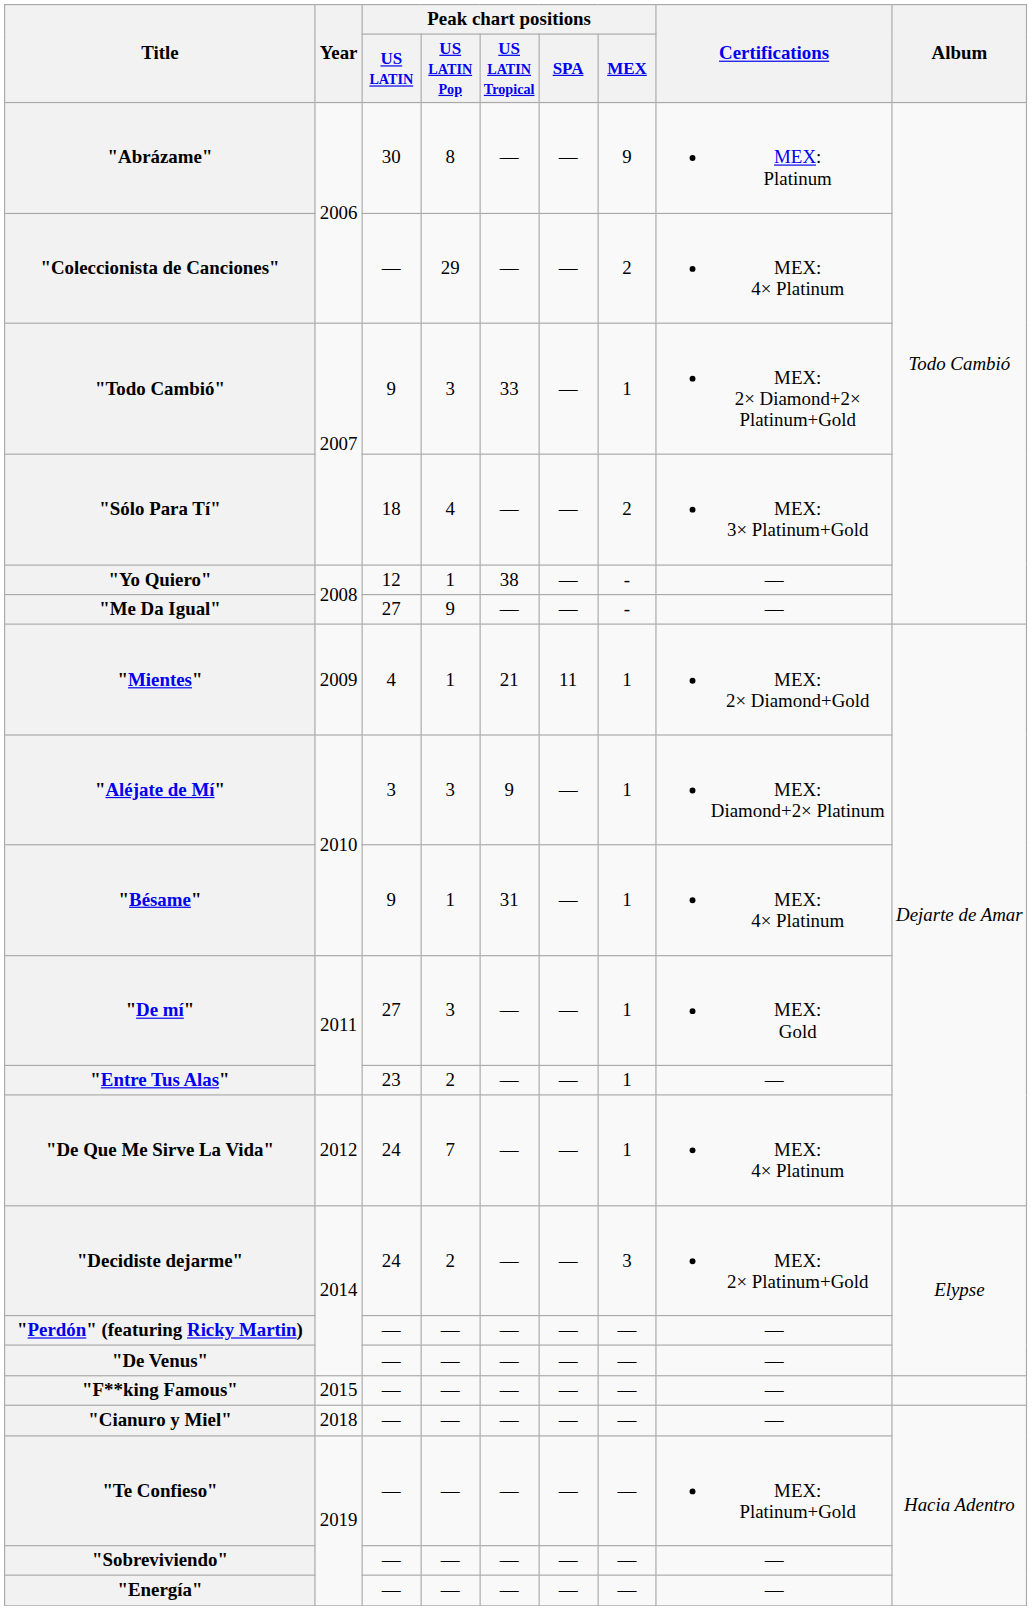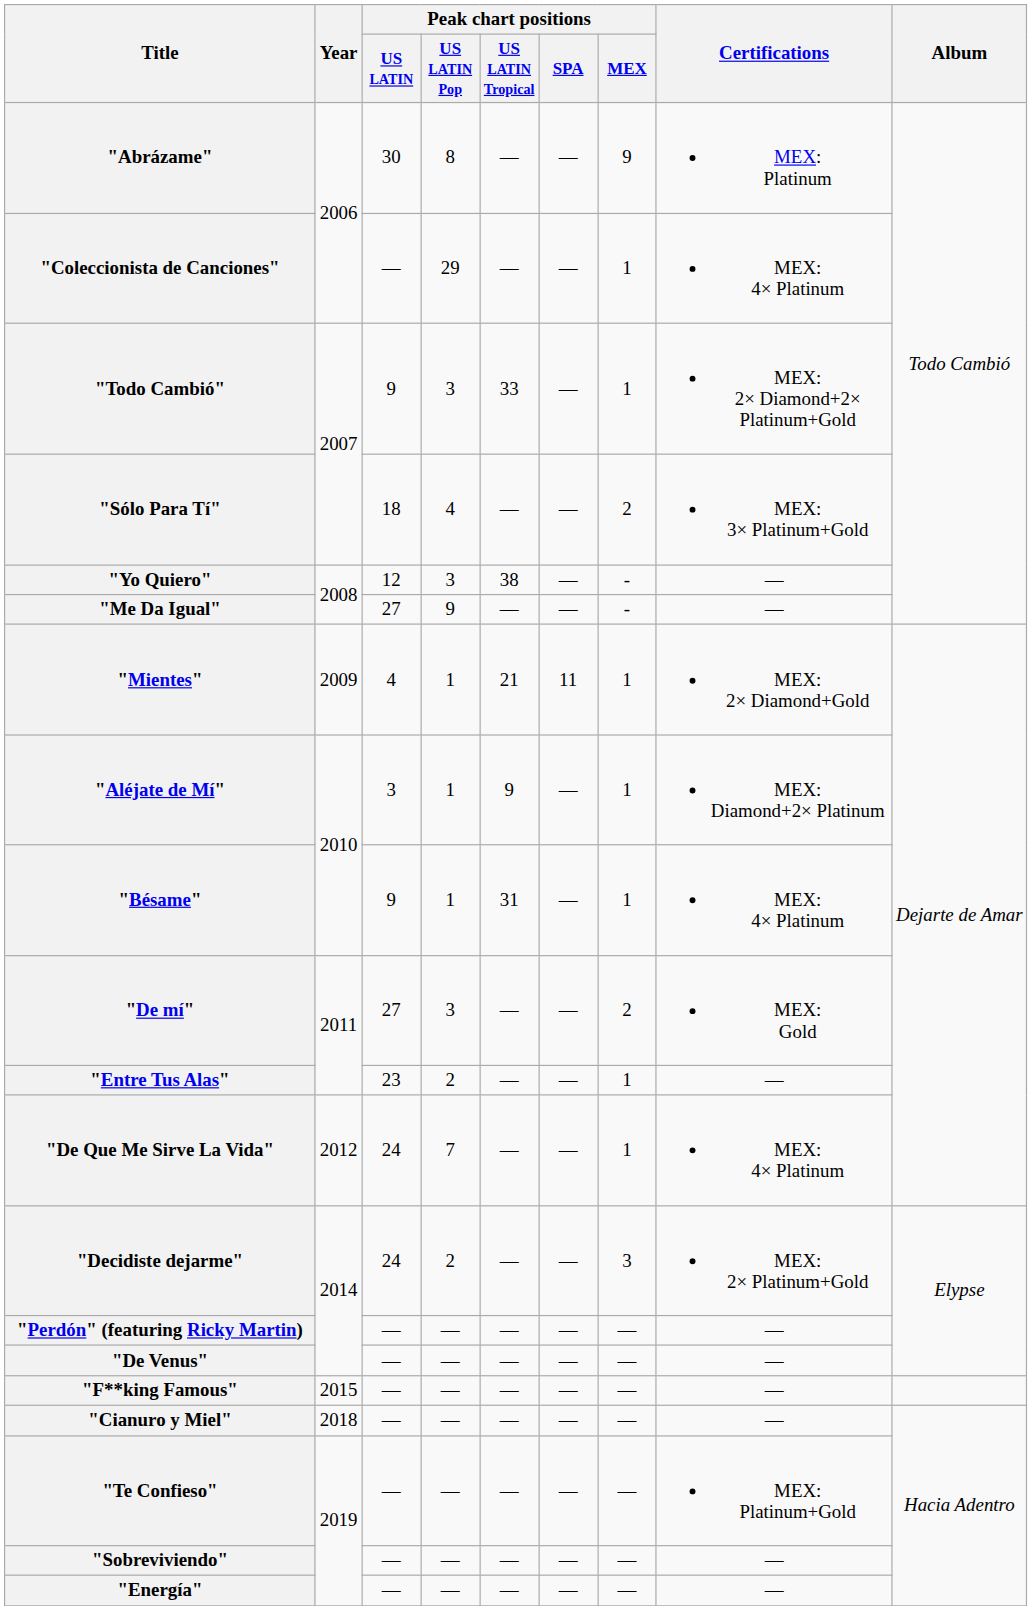(627, 267) 2 -> (627, 267) 1
(450, 579) 1 -> (450, 579) 3
(450, 789) 3 -> (450, 789) 1
(627, 1010) 1 -> (627, 1010) 2
